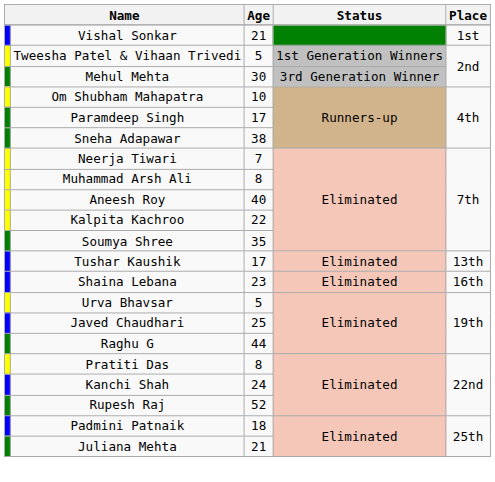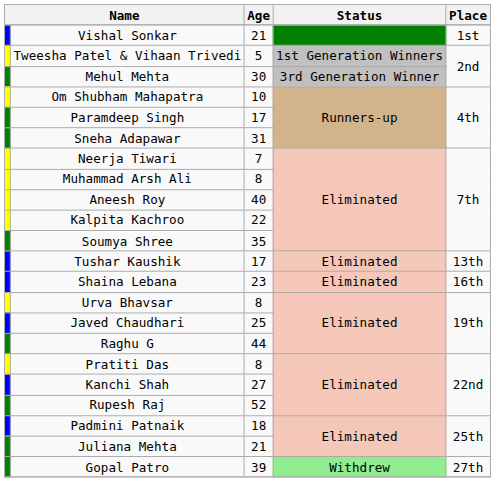(259, 138) 38 -> (259, 138) 31
(259, 302) 5 -> (259, 302) 8
(259, 385) 24 -> (259, 385) 27
+ row: (127, 467)
